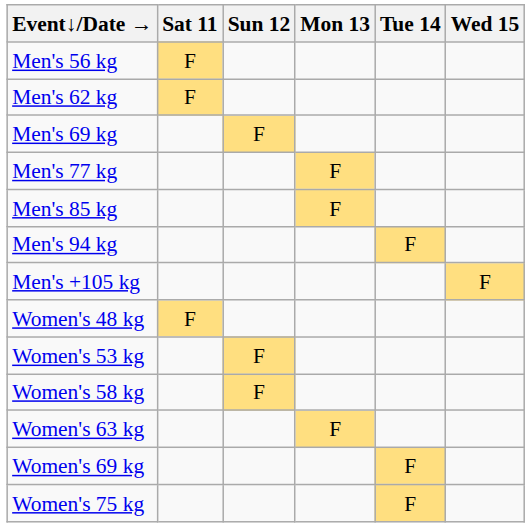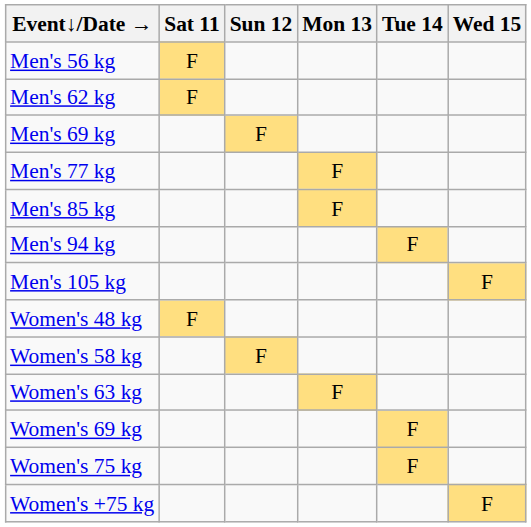+ row: (68, 281)
- row: (76, 281)
- row: (78, 355)
+ row: (82, 503)
